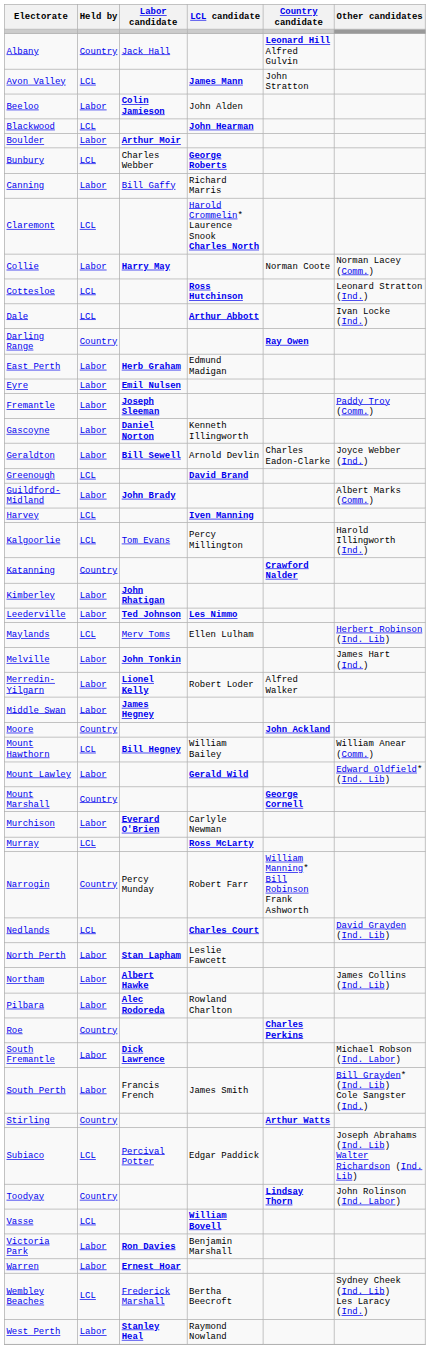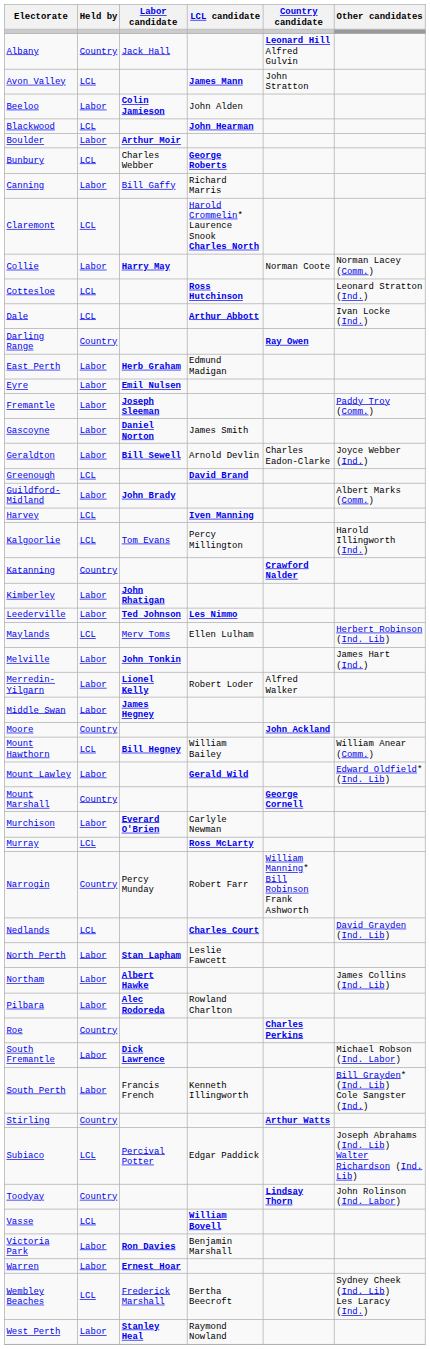(219, 431) Kenneth Illingworth -> (219, 431) James Smith
(219, 1091) James Smith -> (219, 1091) Kenneth Illingworth
